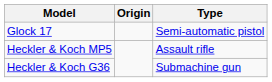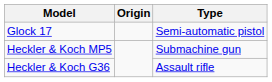(185, 49) Assault rifle -> (198, 49) Submachine gun
(198, 67) Submachine gun -> (185, 67) Assault rifle
